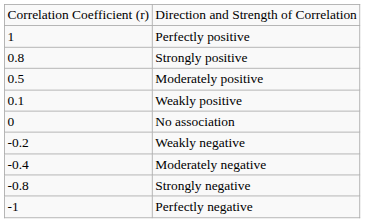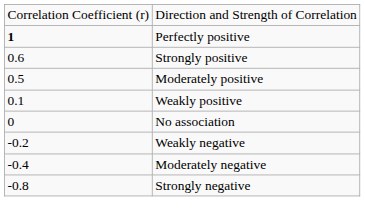(11, 36) normal -> (11, 36) bold
(16, 57) 0.8 -> (16, 57) 0.6
- row: (204, 206)
